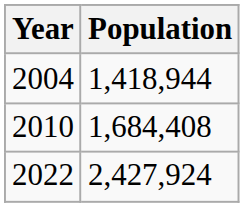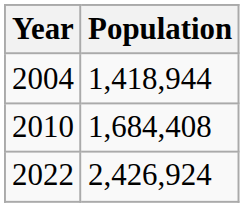(150, 175) 2,427,924 -> (150, 175) 2,426,924
